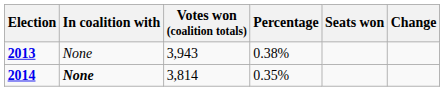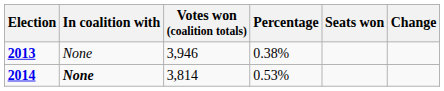(182, 53) 3,943 -> (182, 53) 3,946
(271, 75) 0.35% -> (271, 75) 0.53%
